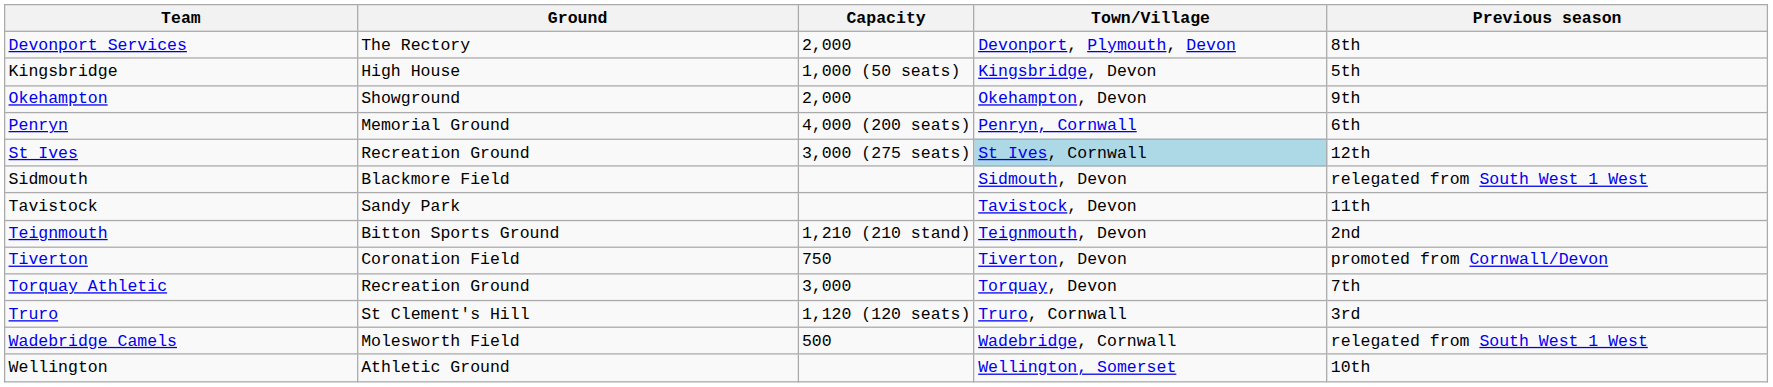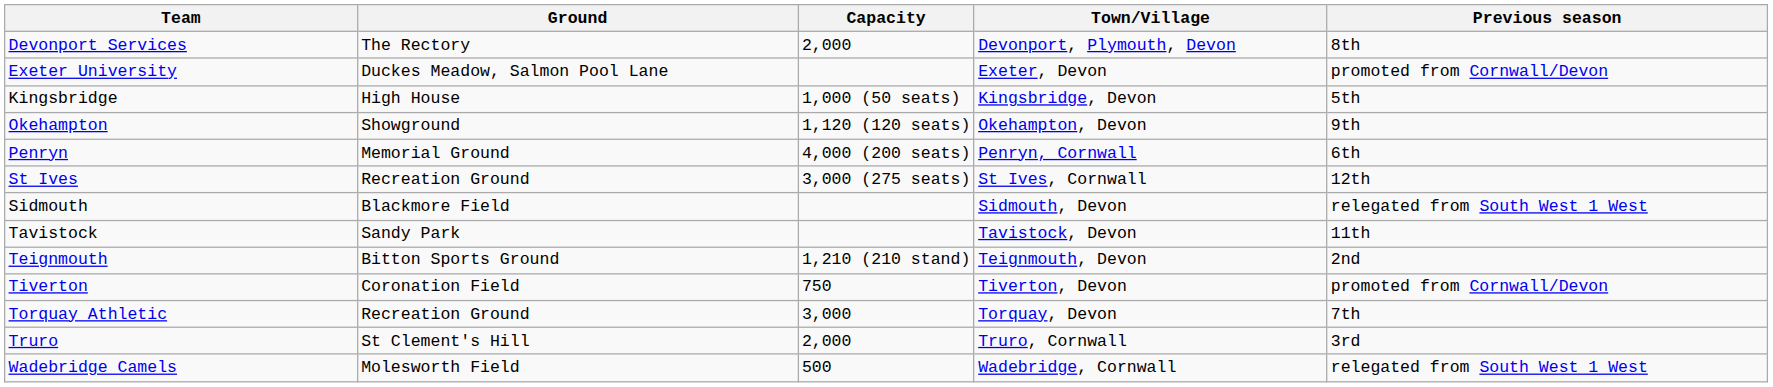+ row: (93, 72)
(827, 99) 2,000 -> (886, 126) 1,120 (120 seats)
(1062, 153) lightblue background -> (1062, 180) no background
(886, 314) 1,120 (120 seats) -> (827, 341) 2,000
- row: (58, 368)
